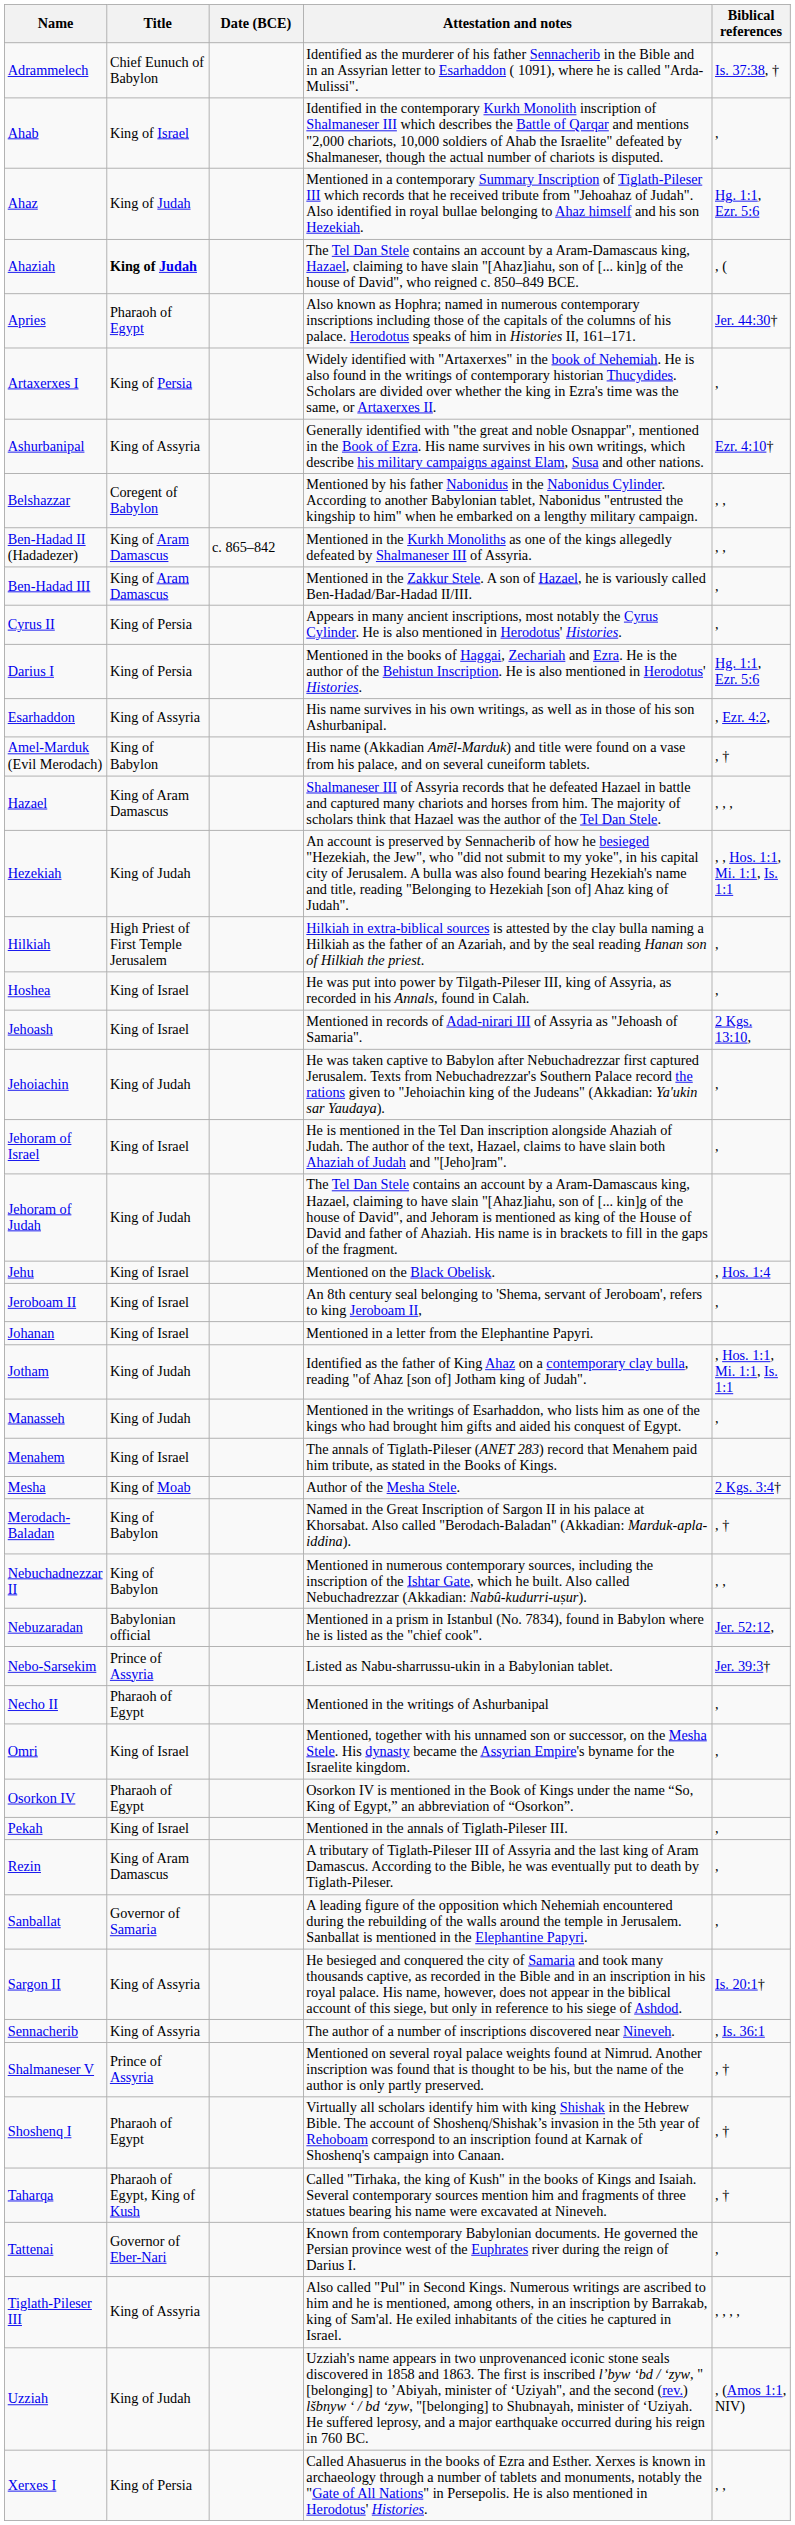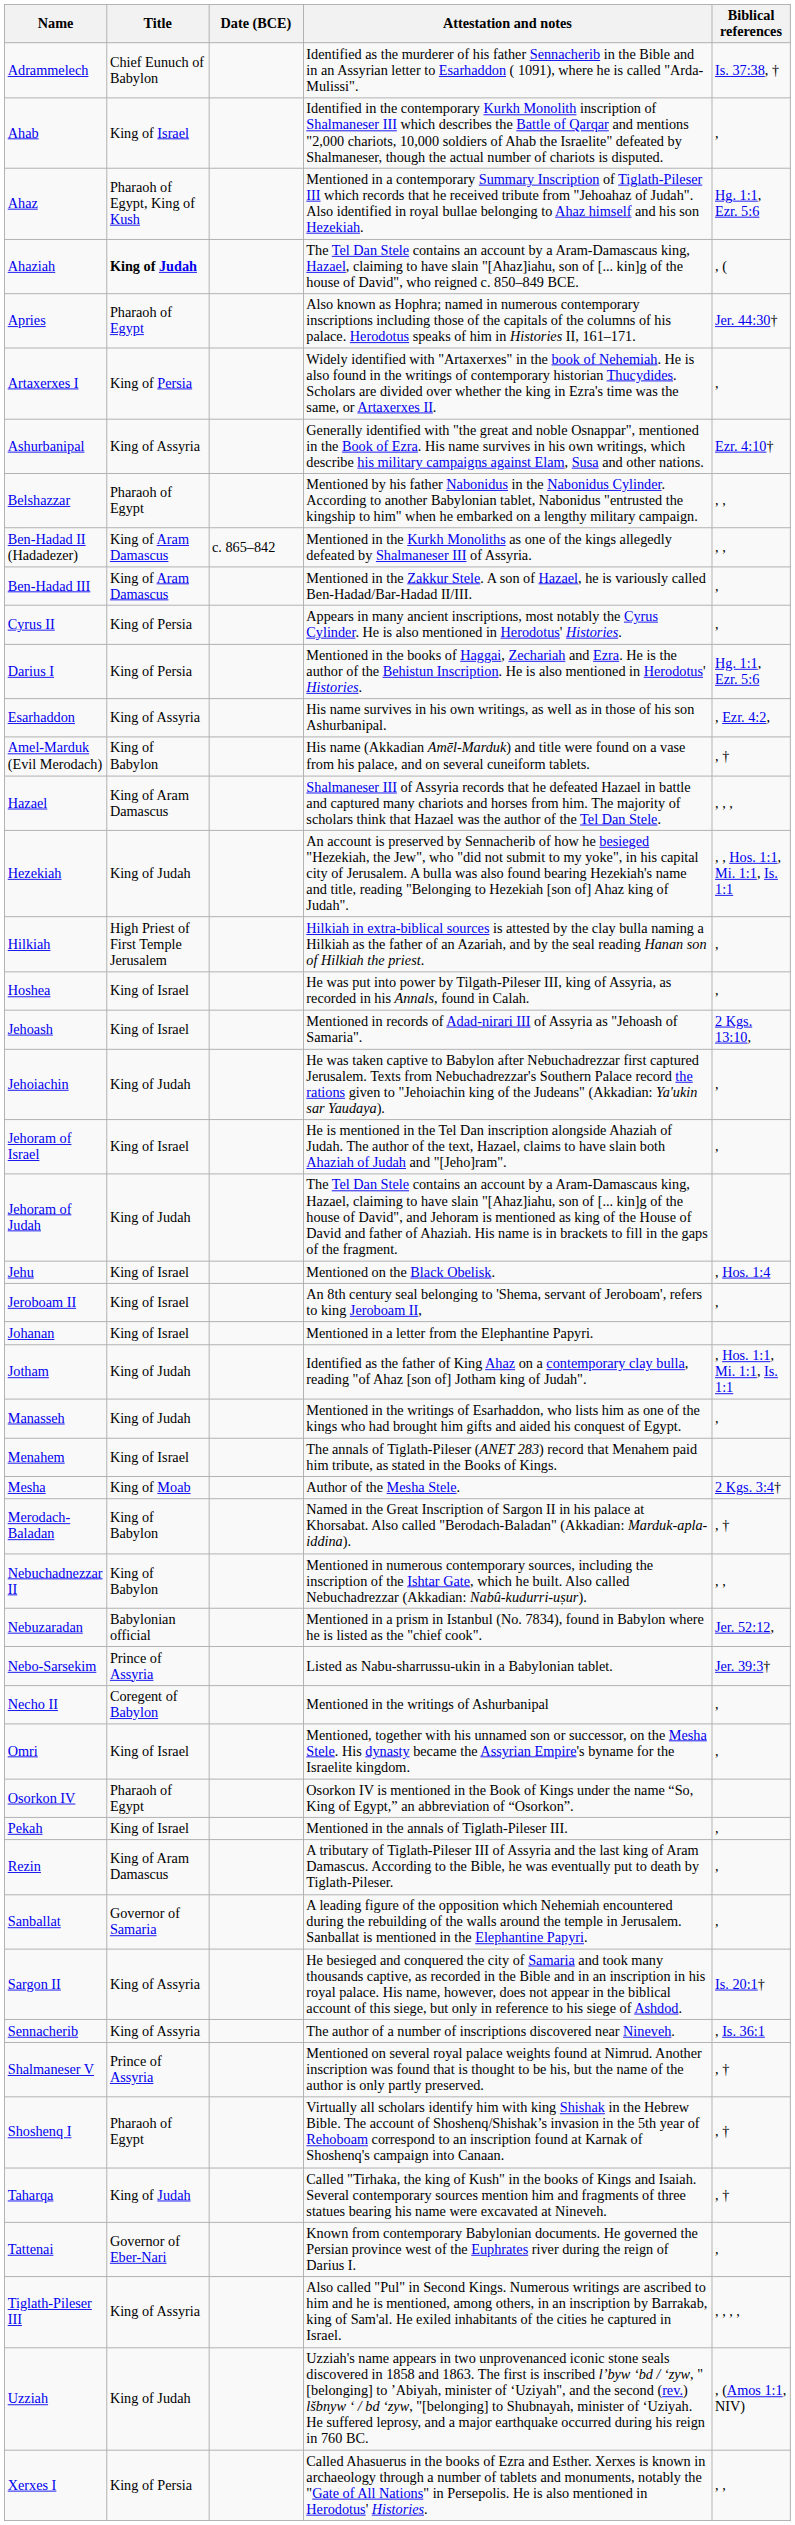(150, 203) King of Judah -> (152, 203) Pharaoh of Egypt, King of Kush
(144, 500) Coregent of Babylon -> (141, 500) Pharaoh of Egypt
(141, 1704) Pharaoh of Egypt -> (144, 1704) Coregent of Babylon
(152, 2194) Pharaoh of Egypt, King of Kush -> (150, 2194) King of Judah
